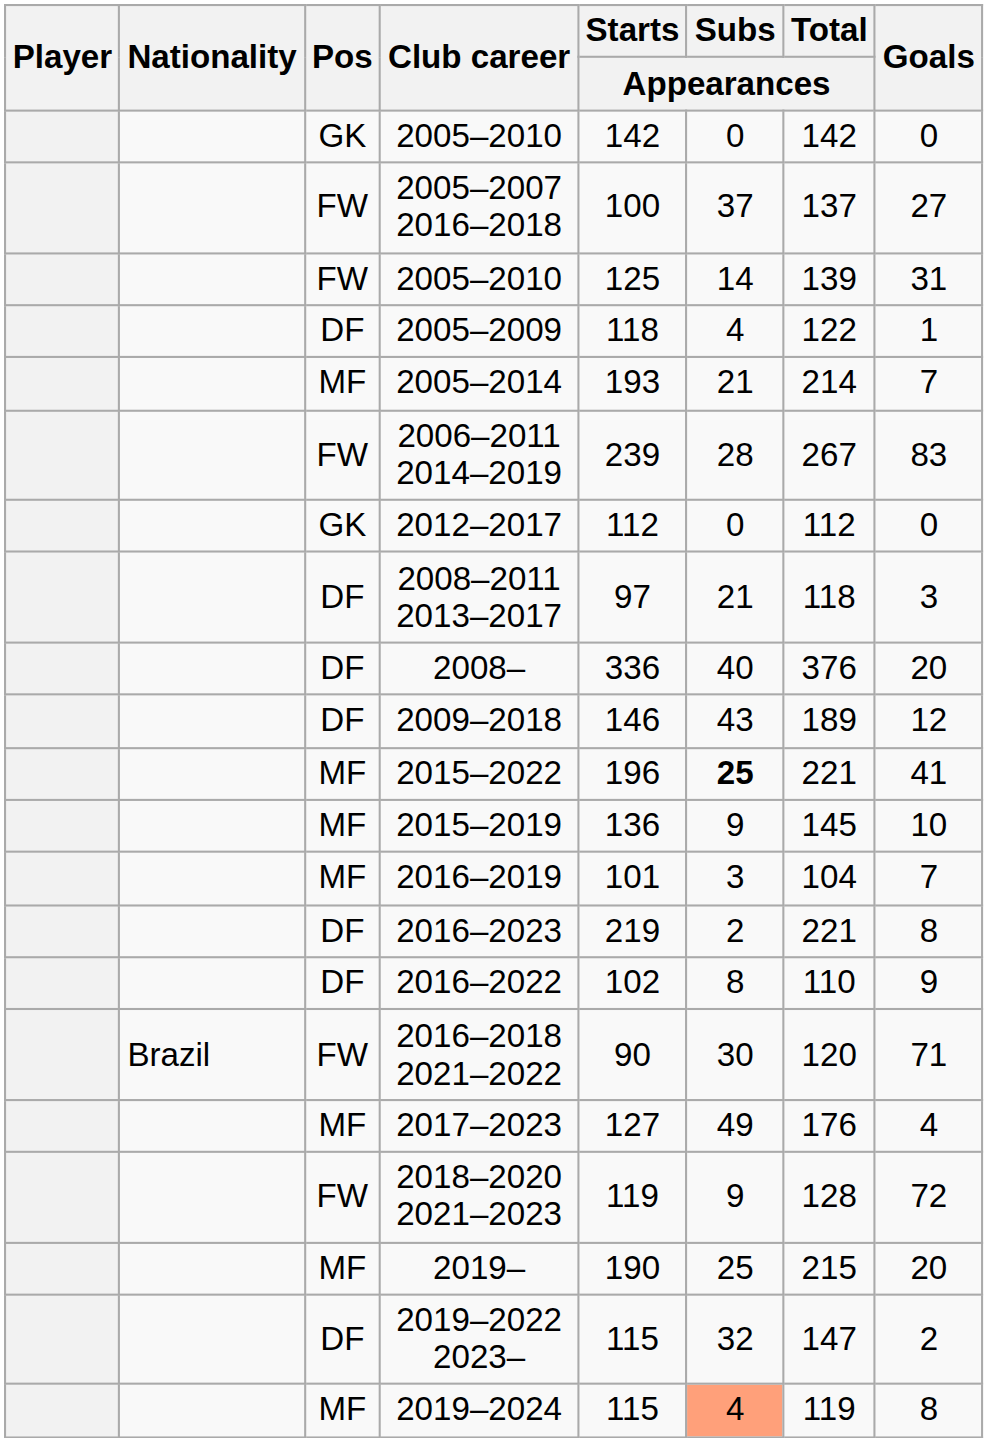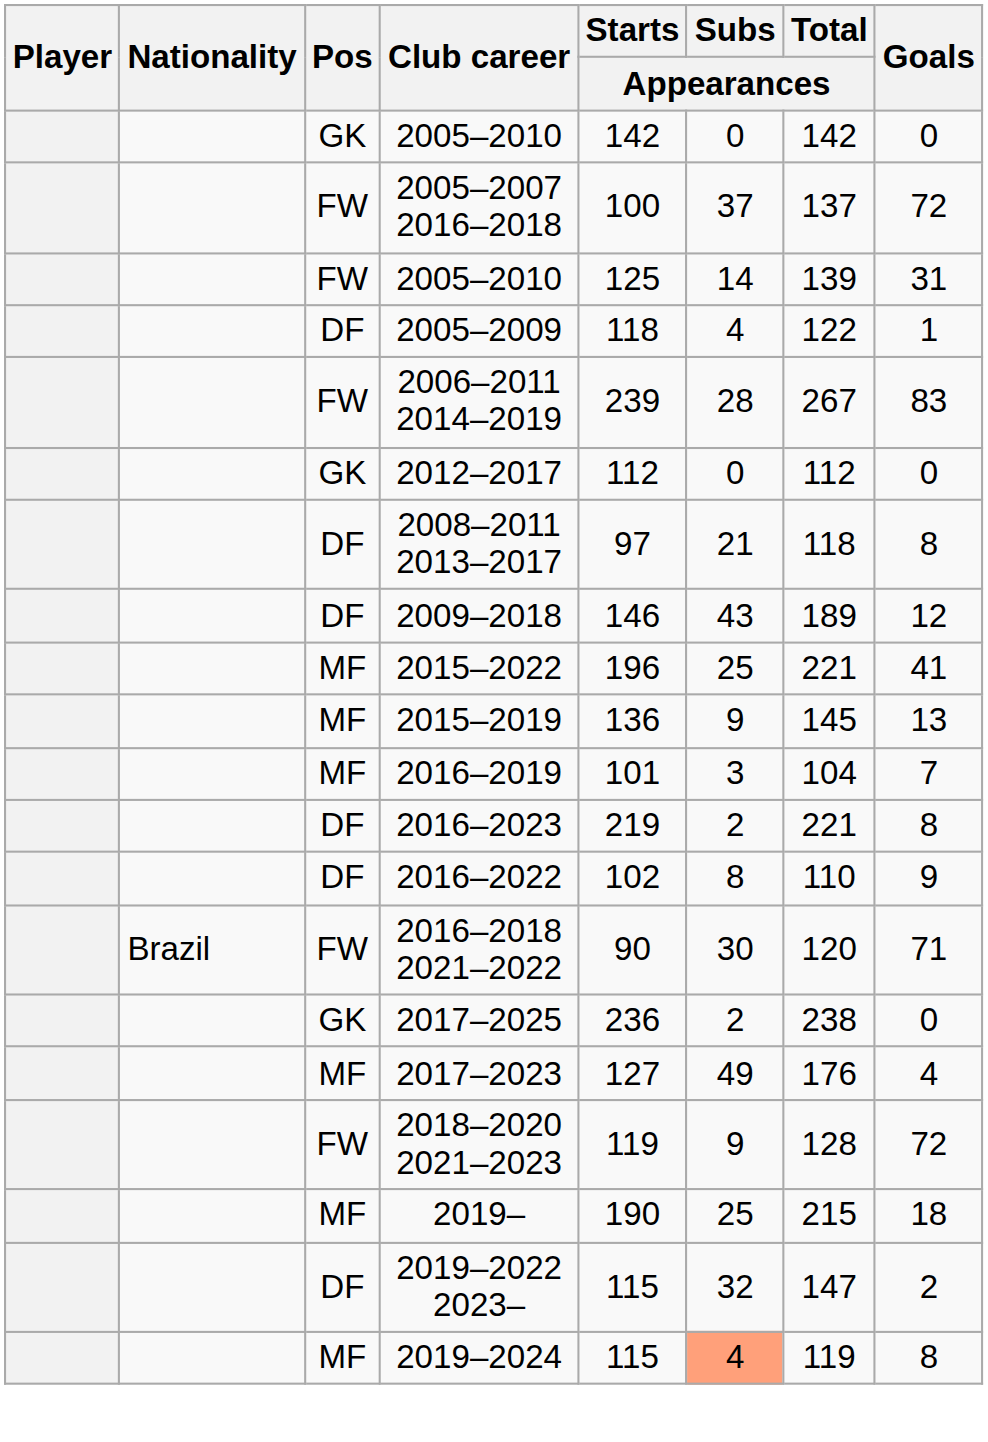(929, 206) 27 -> (929, 206) 72
- row: (342, 383)
(929, 596) 3 -> (929, 544) 8
- row: (342, 667)
(735, 772) bold -> (735, 667) normal
(929, 825) 10 -> (929, 720) 13
+ row: (342, 1020)
(929, 1267) 20 -> (929, 1215) 18
